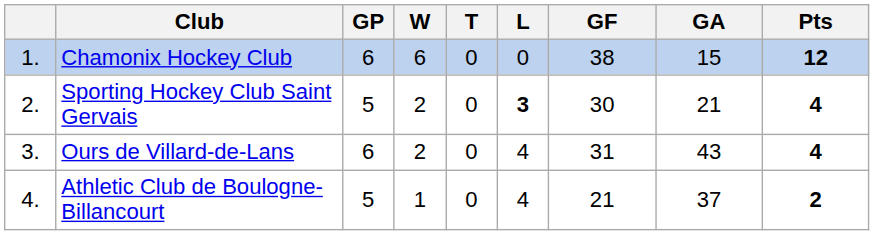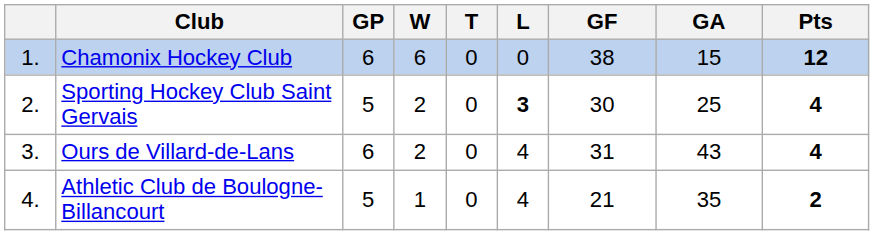(709, 104) 21 -> (709, 104) 25
(709, 199) 37 -> (709, 199) 35
